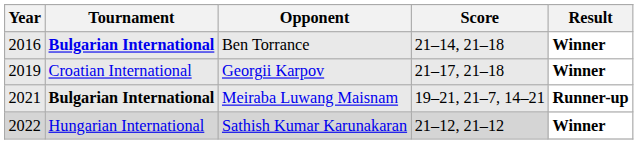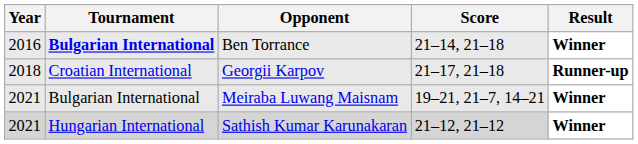(25, 71) 2019 -> (25, 71) 2018
(579, 71) Winner -> (591, 71) Runner-up
(131, 98) bold -> (124, 98) normal
(591, 98) Runner-up -> (579, 98) Winner
(25, 125) 2022 -> (25, 125) 2021
